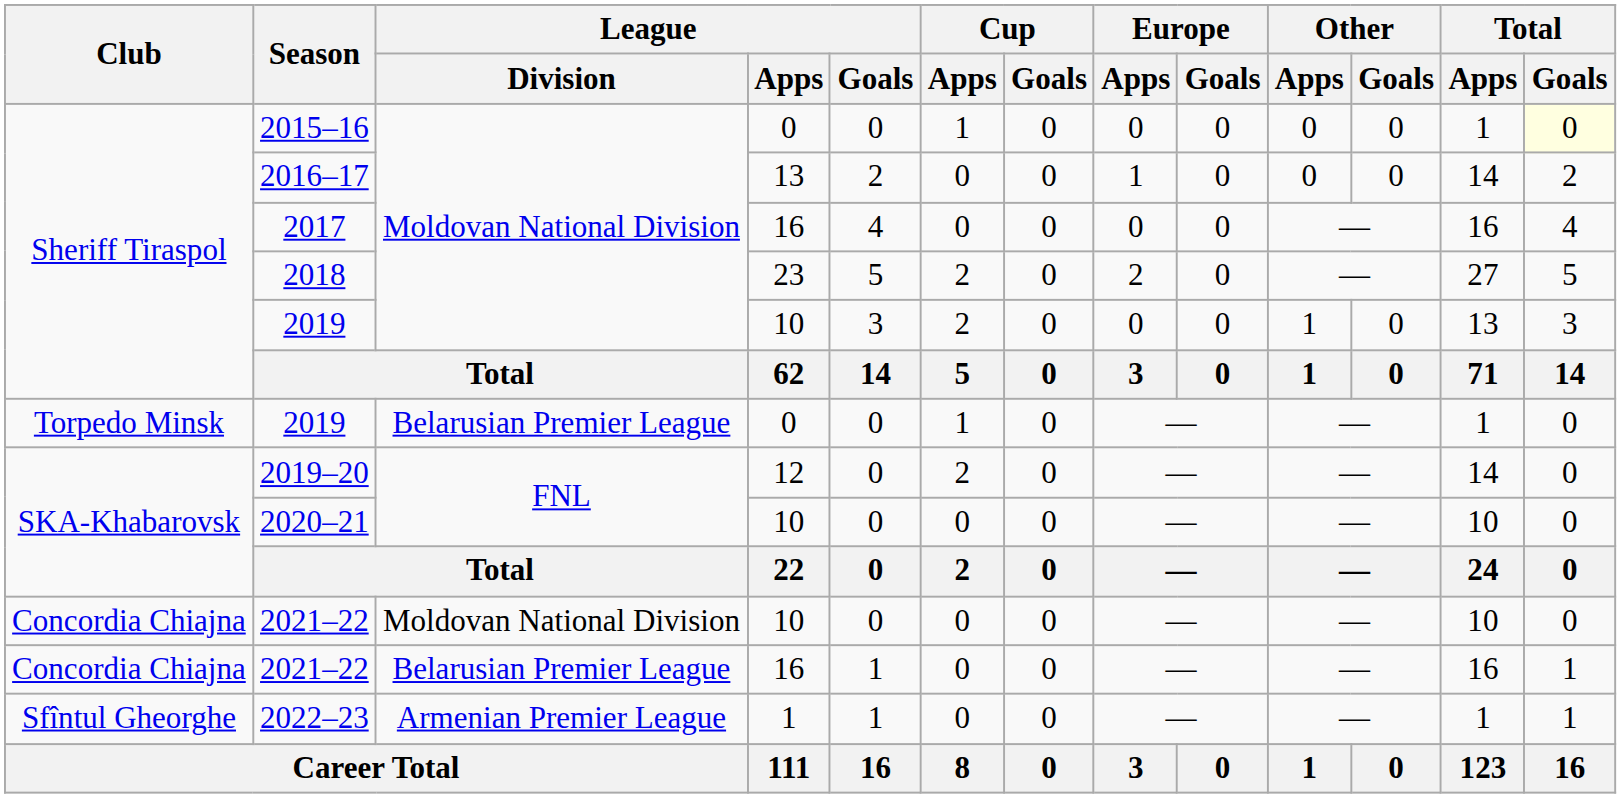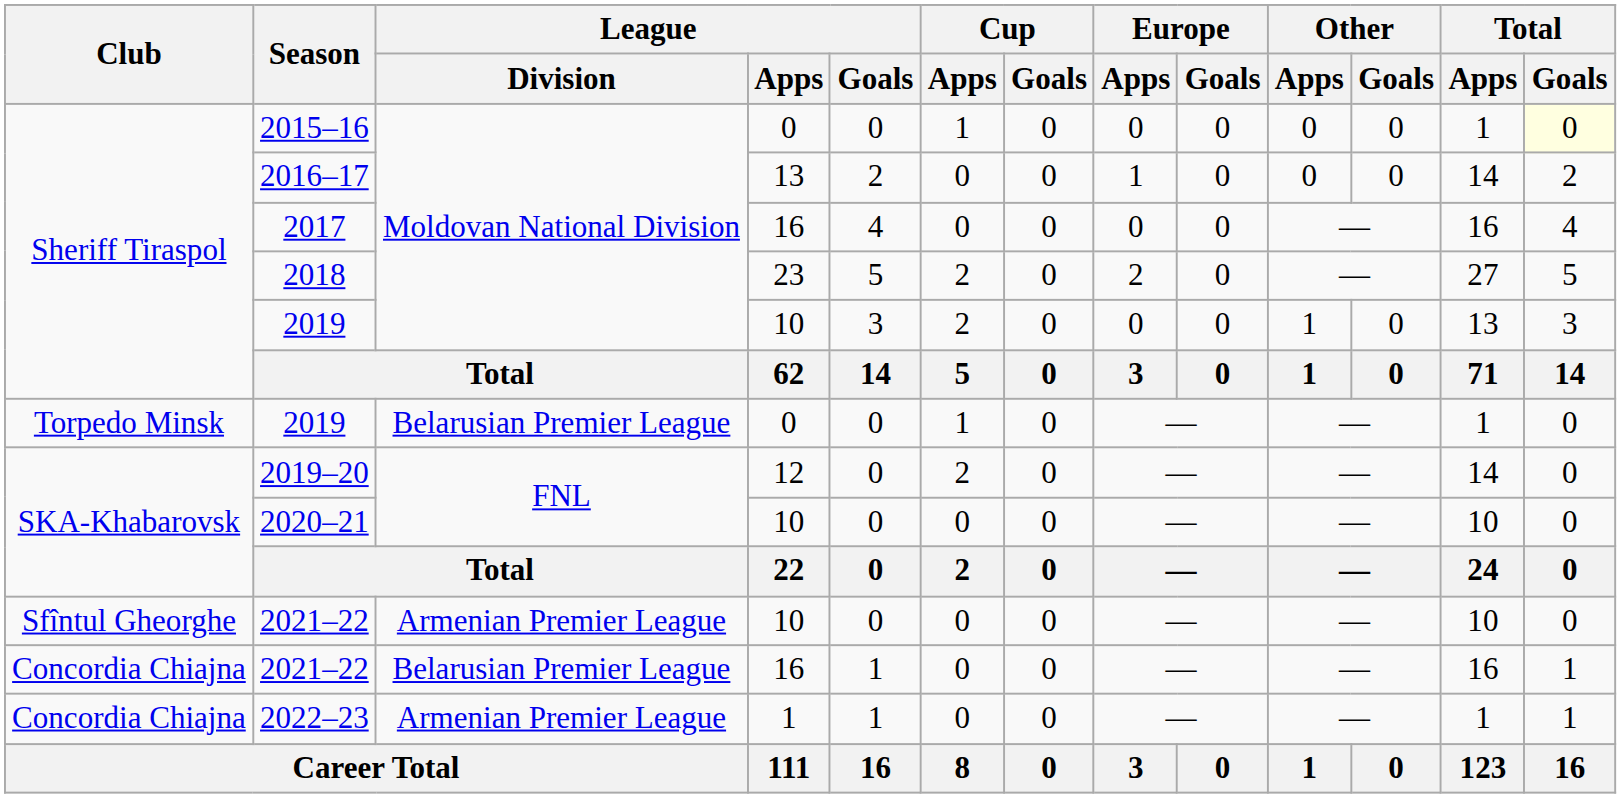(129, 619) Concordia Chiajna -> (129, 619) Sfîntul Gheorghe
(561, 619) Moldovan National Division -> (561, 619) Armenian Premier League
(129, 718) Sfîntul Gheorghe -> (129, 718) Concordia Chiajna
